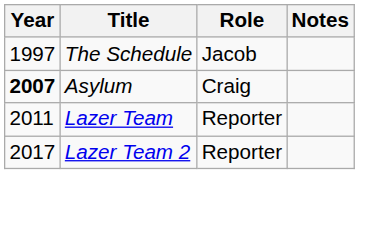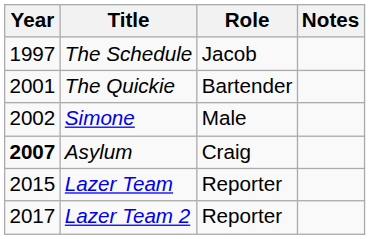+ row: (120, 86)
+ row: (100, 119)
(32, 119) 2011 -> (32, 184) 2015
